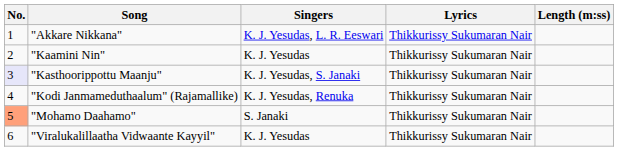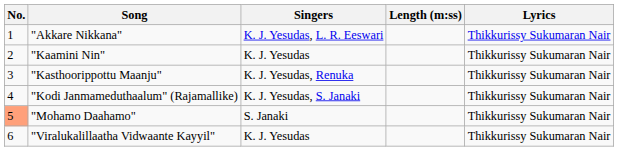columns swapped: (461, 14) <-> (574, 14)
(10, 75) lavender background -> (10, 75) no background
(302, 75) K. J. Yesudas, S. Janaki -> (298, 75) K. J. Yesudas, Renuka
(298, 96) K. J. Yesudas, Renuka -> (302, 96) K. J. Yesudas, S. Janaki
